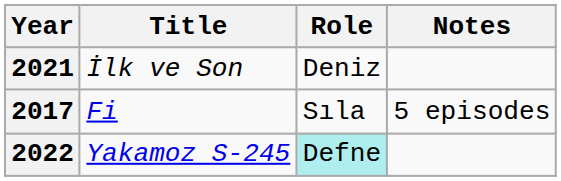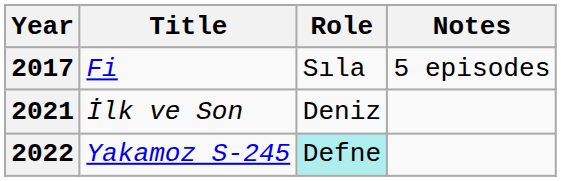rows swapped: (43, 111) <-> (43, 69)
